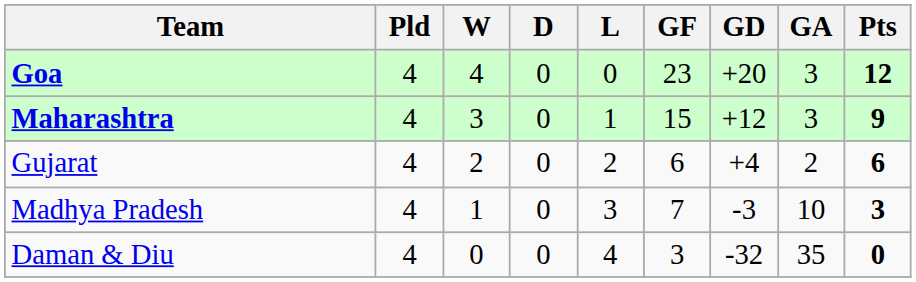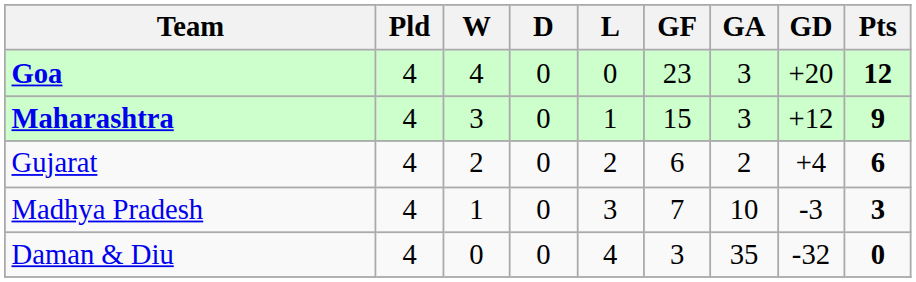columns swapped: (811, 27) <-> (744, 27)
